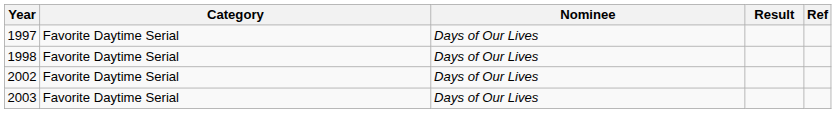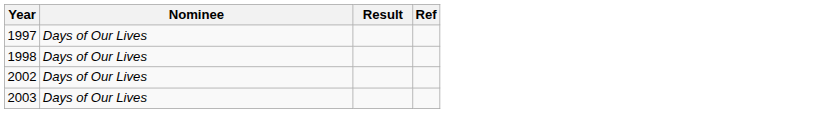- column: (235, 14)
